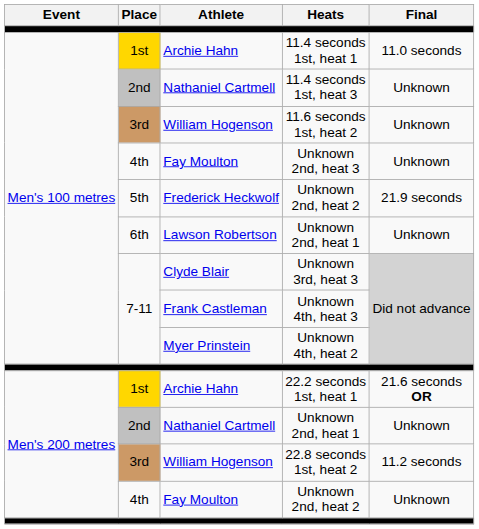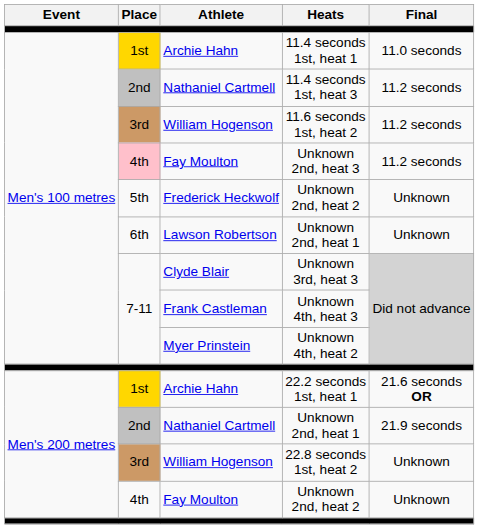(422, 87) Unknown -> (422, 87) 11.2 seconds
(422, 124) Unknown -> (422, 124) 11.2 seconds
(139, 161) no background -> (139, 161) pink background
(422, 161) Unknown -> (422, 161) 11.2 seconds
(422, 198) 21.9 seconds -> (422, 198) Unknown
(422, 425) Unknown -> (422, 425) 21.9 seconds
(422, 462) 11.2 seconds -> (422, 462) Unknown
